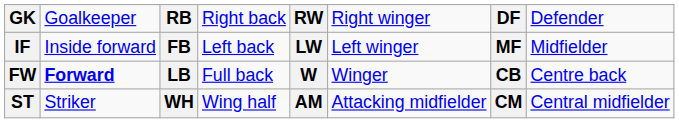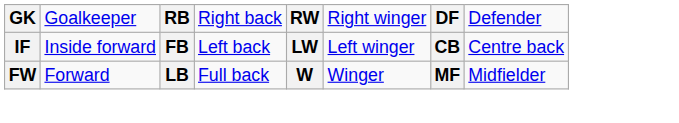(509, 46) MF -> (447, 46) CB
(569, 46) Midfielder -> (516, 46) Centre back
(79, 74) bold -> (77, 74) normal
(509, 74) CB -> (447, 74) MF
(578, 74) Centre back -> (507, 74) Midfielder
- row: (22, 103)
